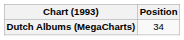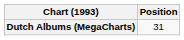(159, 27) 34 -> (159, 27) 31
